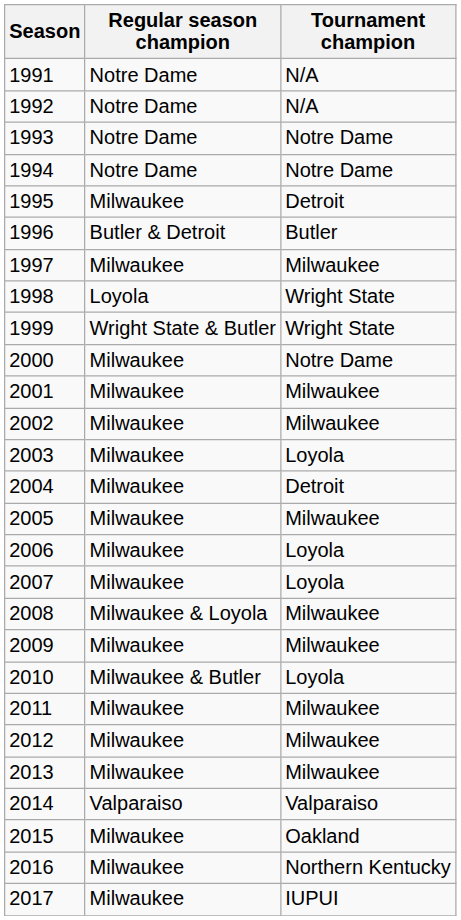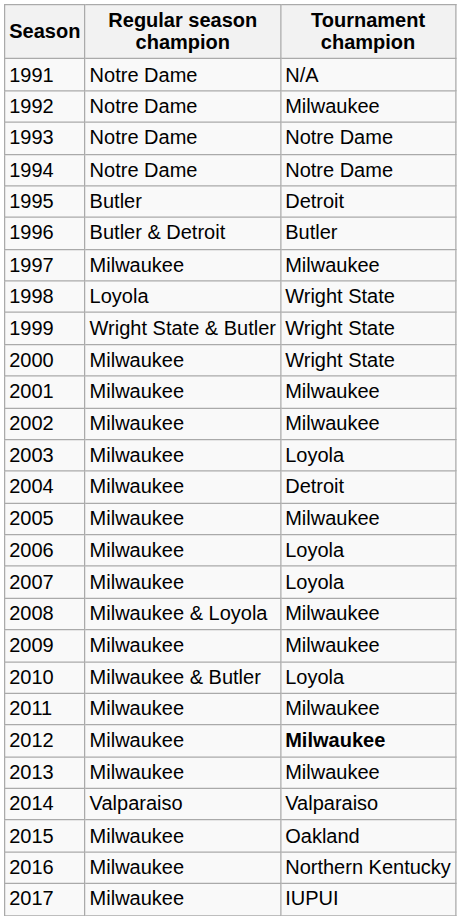(302, 106) N/A -> (332, 106) Milwaukee
(137, 201) Milwaukee -> (116, 201) Butler
(339, 360) Notre Dame -> (340, 360) Wright State
(332, 740) normal -> (335, 740) bold
